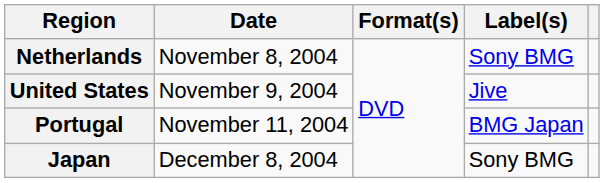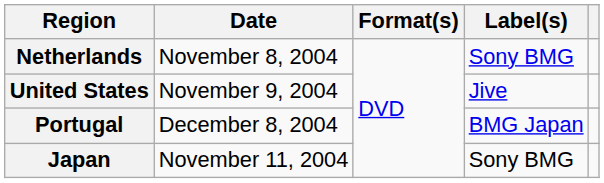(254, 125) November 11, 2004 -> (248, 125) December 8, 2004
(248, 159) December 8, 2004 -> (254, 159) November 11, 2004
